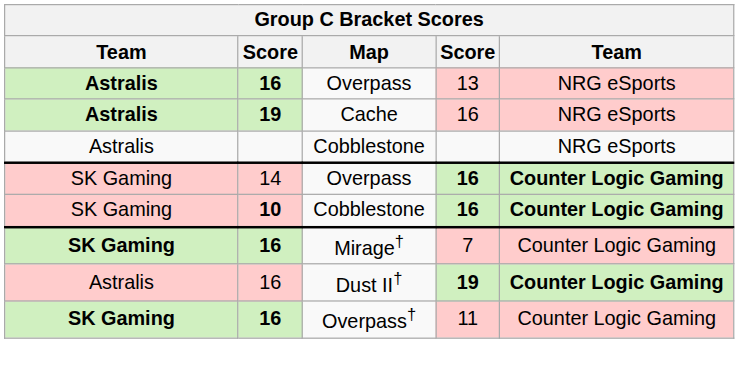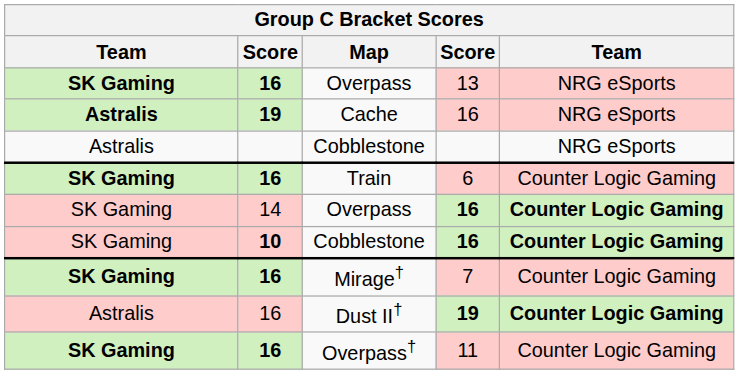(121, 83) Astralis -> (121, 83) SK Gaming
+ row: (369, 178)
